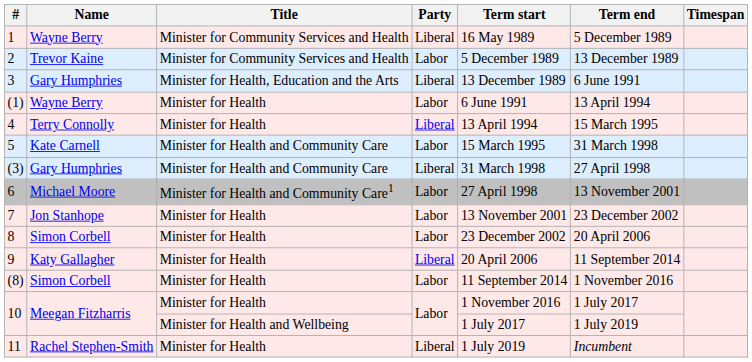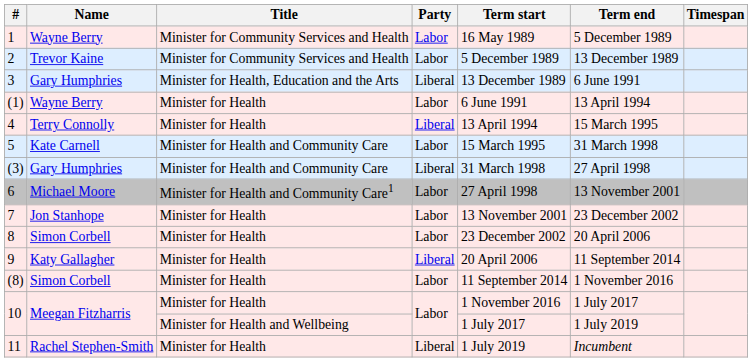(435, 37) Liberal -> (431, 37) Labor
